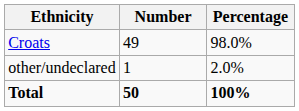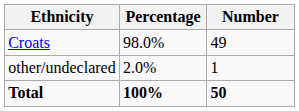columns swapped: (163, 17) <-> (250, 17)
